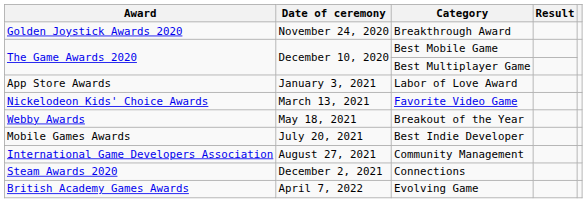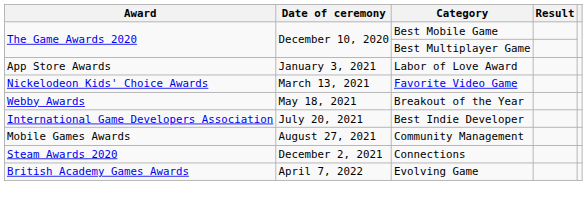- row: (453, 31)
(69, 136) Mobile Games Awards -> (140, 119) International Game Developers Association
(140, 154) International Game Developers Association -> (69, 136) Mobile Games Awards
